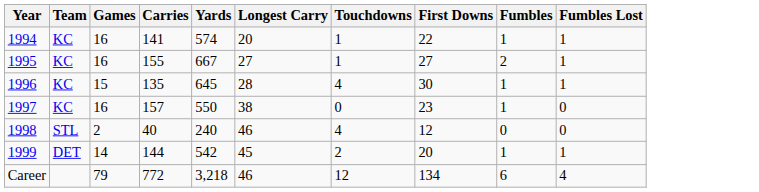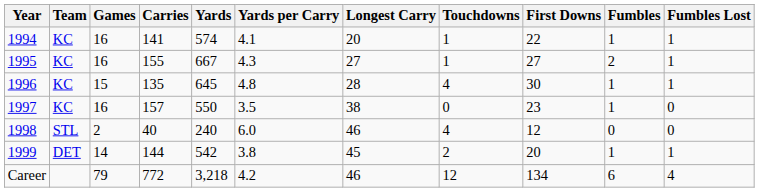+ column: (289, 15)
